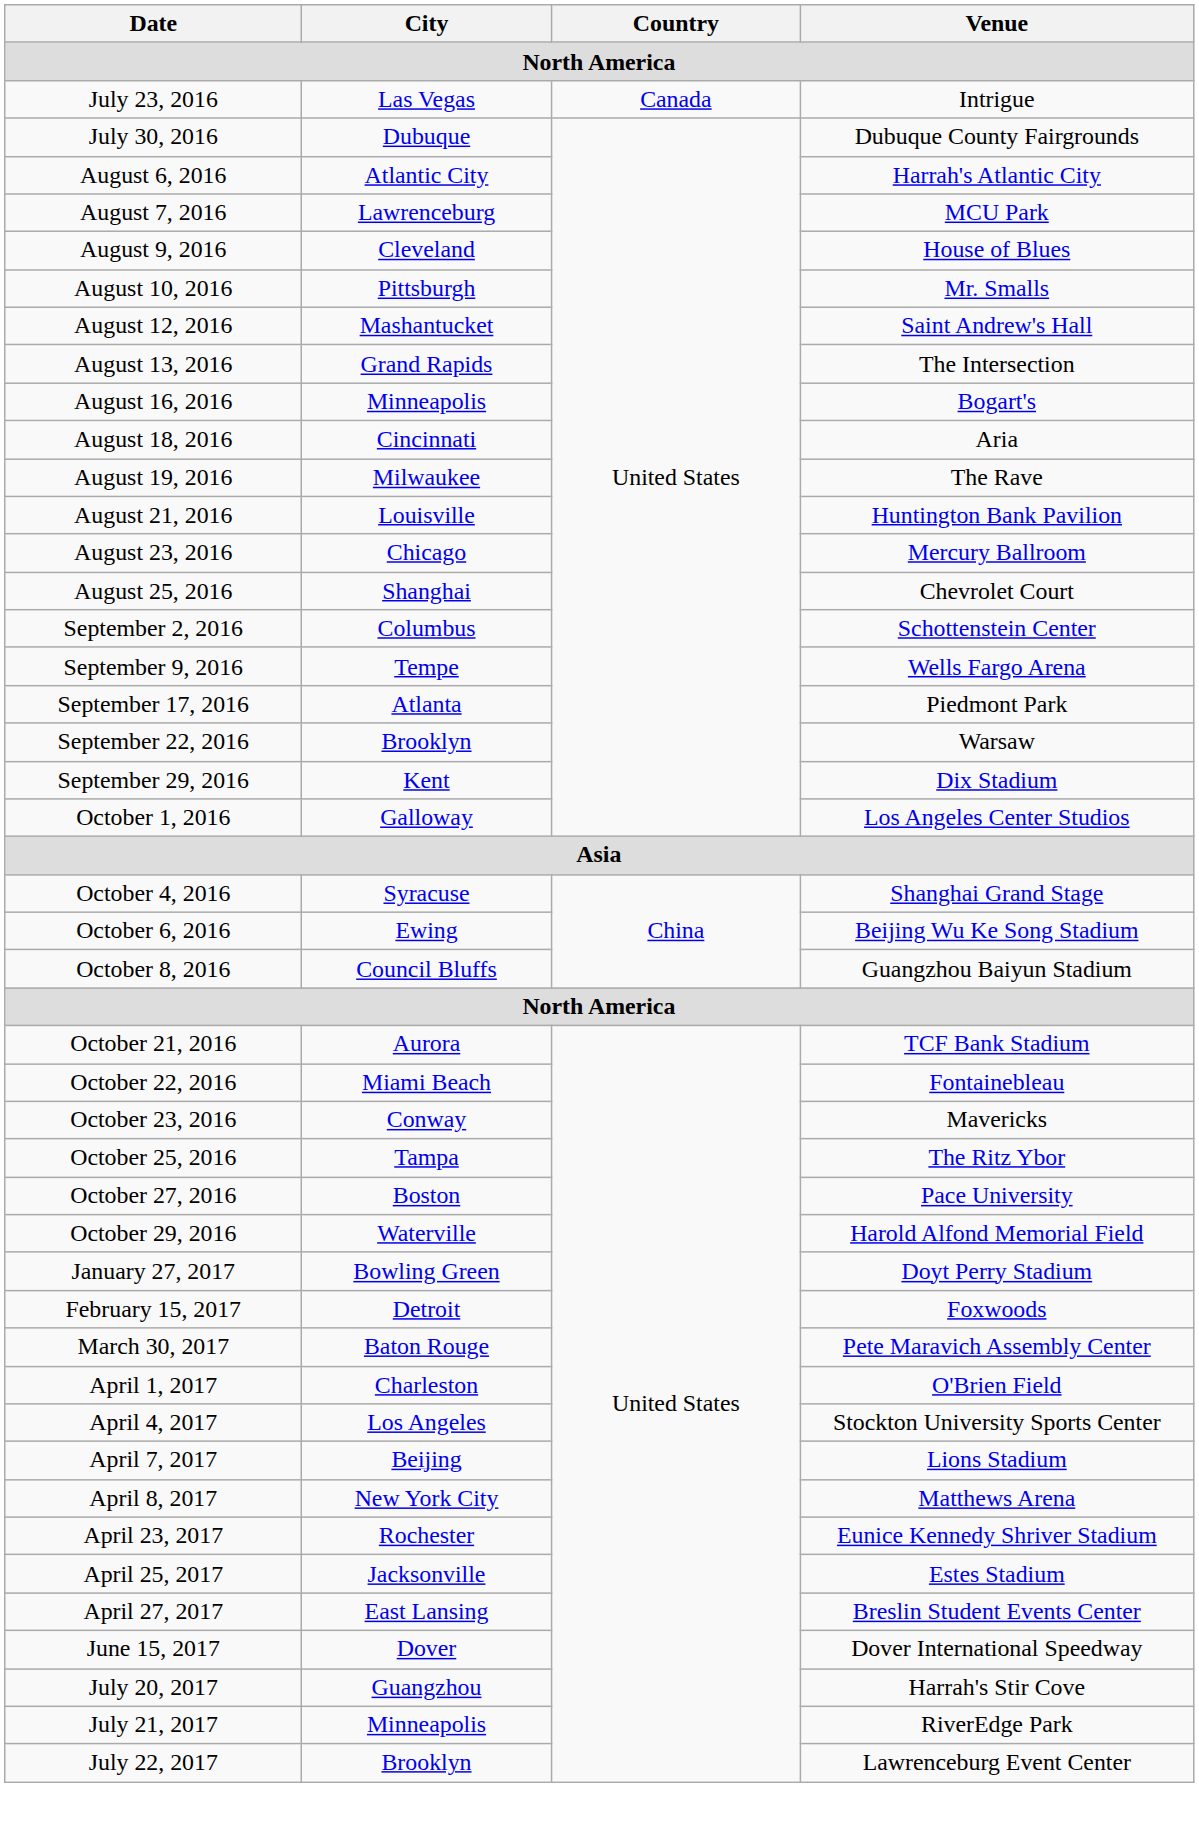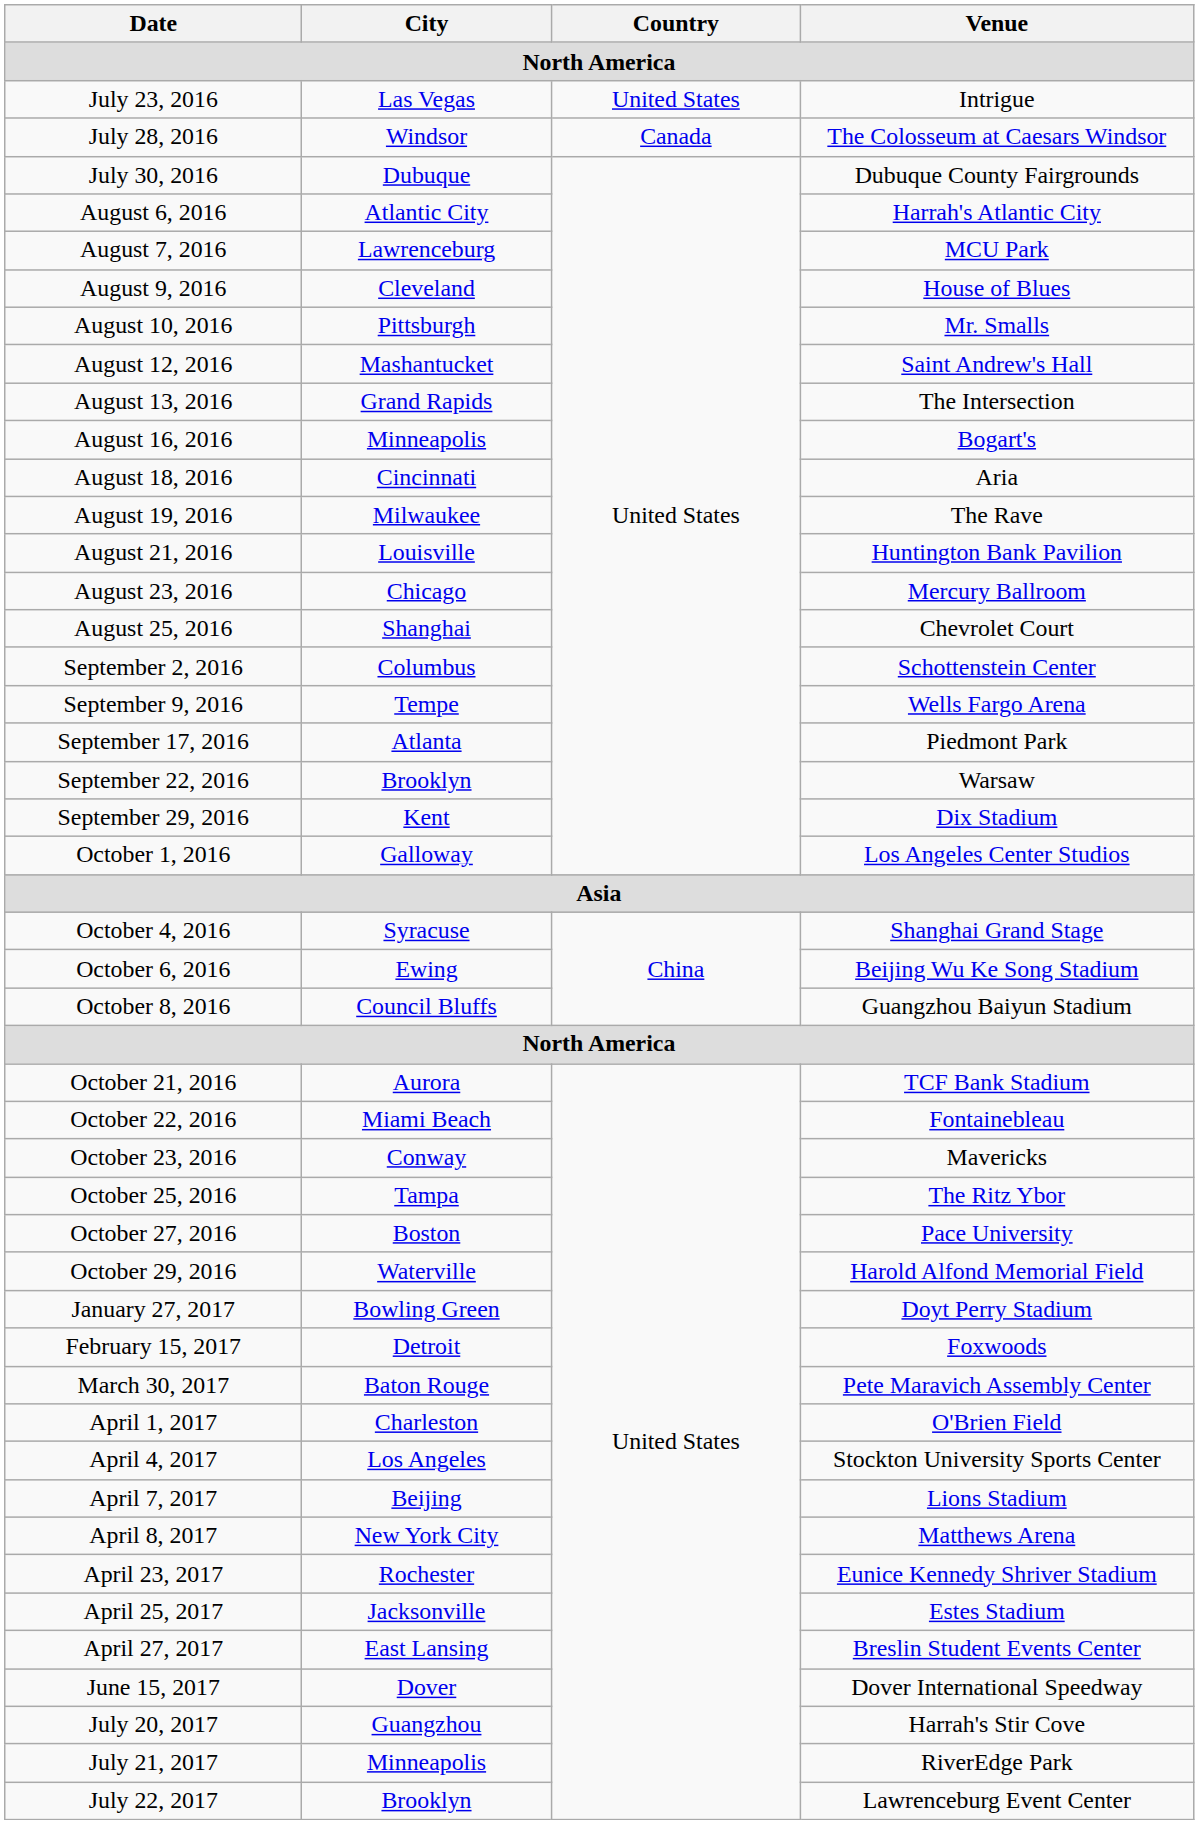(676, 99) Canada -> (676, 99) United States
+ row: (153, 136)
